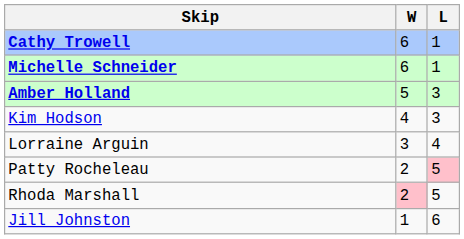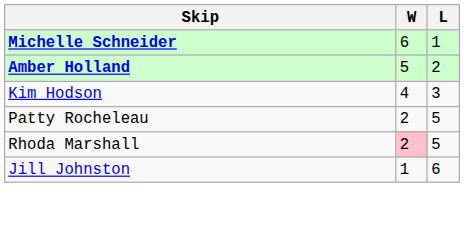- row: (69, 43)
(436, 94) 3 -> (436, 68) 2
- row: (79, 144)
(436, 170) pink background -> (436, 119) no background
